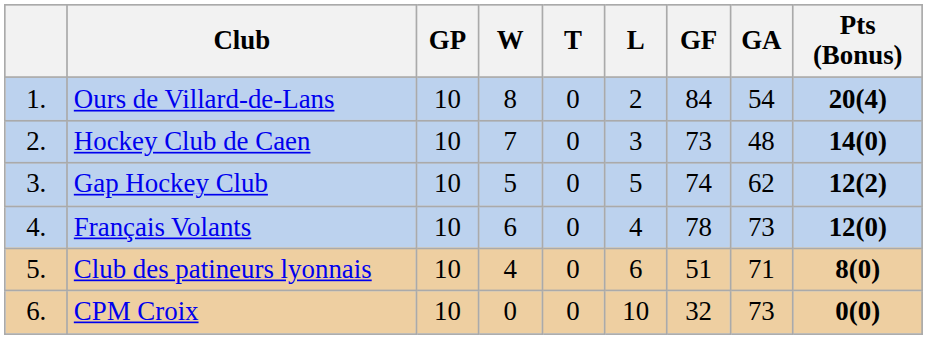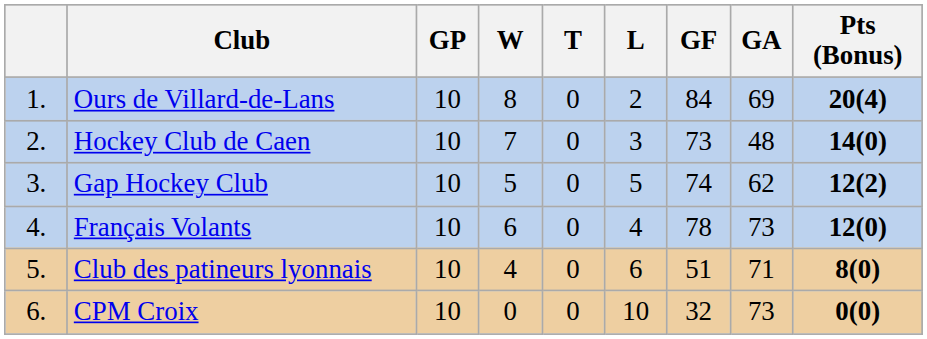(761, 98) 54 -> (761, 98) 69
